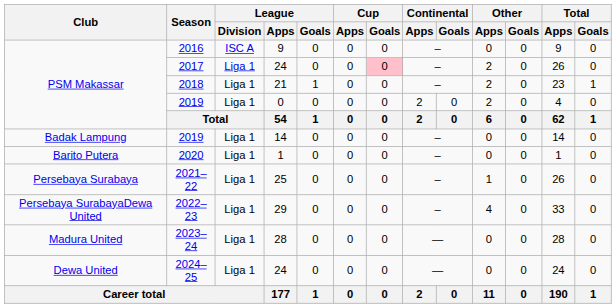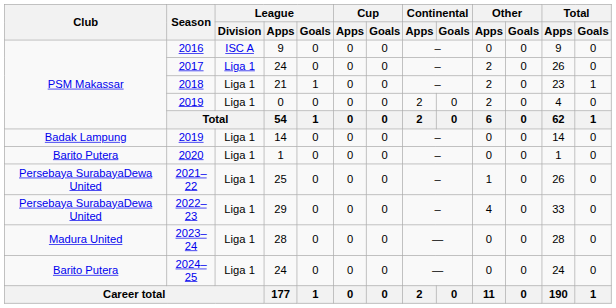(385, 66) pink background -> (385, 66) no background
(86, 179) Persebaya Surabaya -> (86, 179) Persebaya SurabayaDewa United
(86, 270) Dewa United -> (86, 270) Barito Putera
